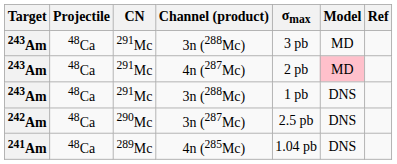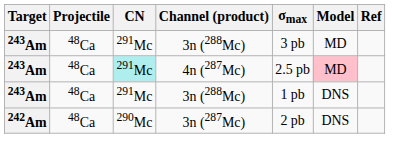(134, 68) no background -> (134, 68) paleturquoise background
(296, 68) 2 pb -> (293, 68) 2.5 pb
(296, 120) 2.5 pb -> (293, 120) 2 pb
- row: (27, 146)
